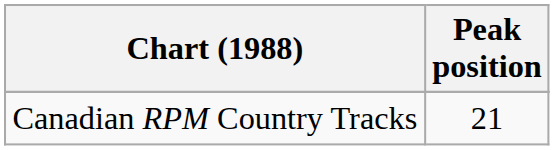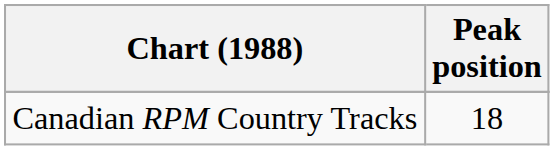(487, 117) 21 -> (487, 117) 18
